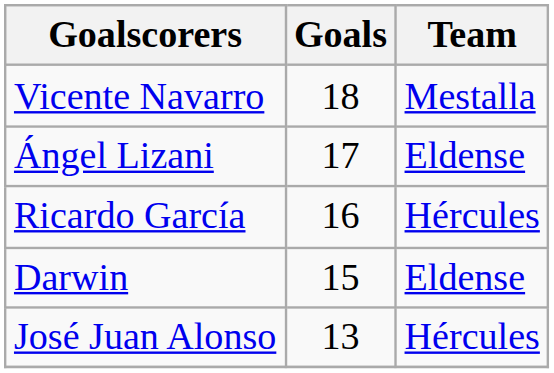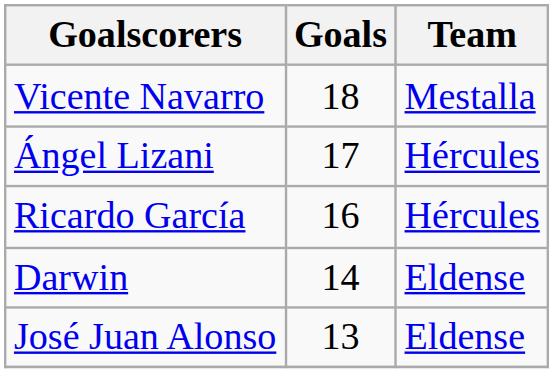(465, 155) Eldense -> (472, 155) Hércules
(340, 276) 15 -> (340, 276) 14
(472, 336) Hércules -> (465, 336) Eldense
